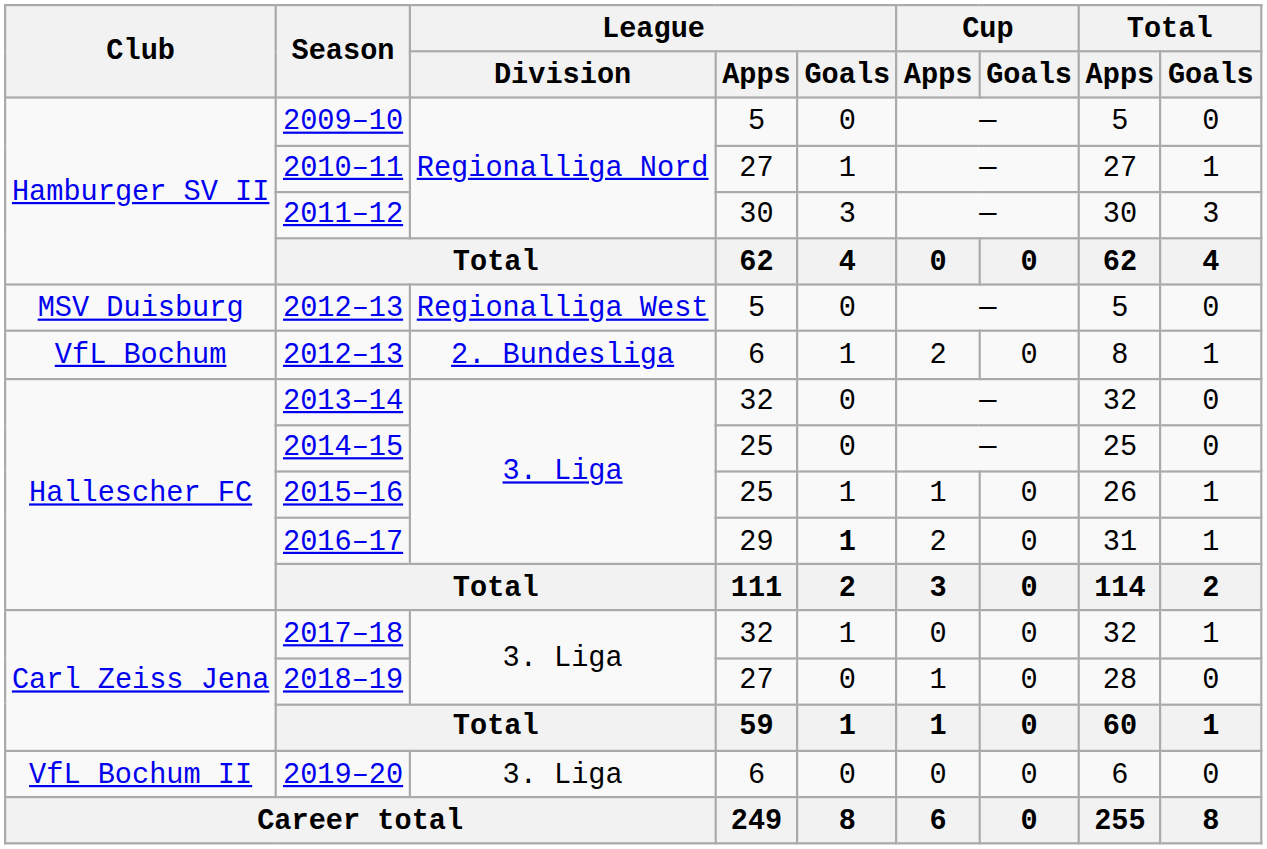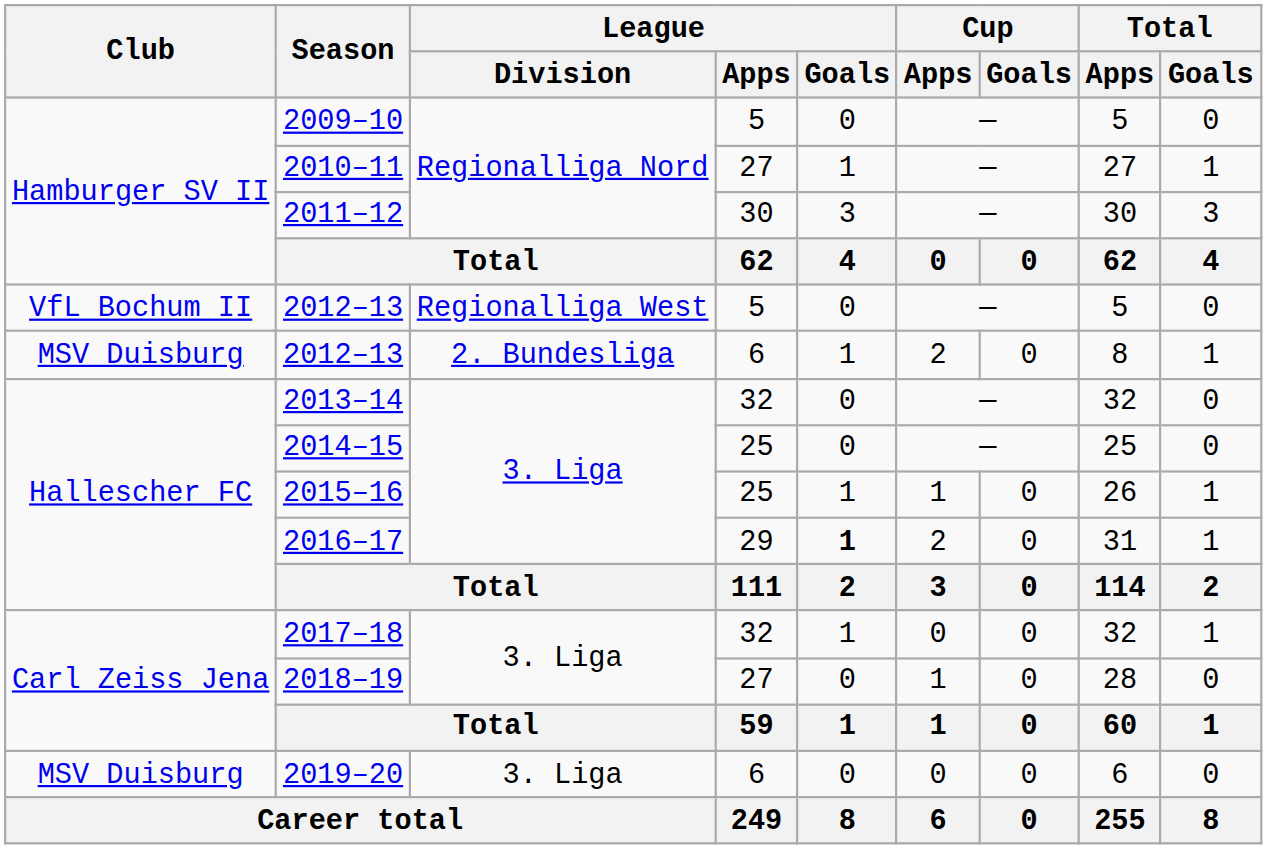(141, 308) MSV Duisburg -> (141, 308) VfL Bochum II
(141, 355) VfL Bochum -> (141, 355) MSV Duisburg
(141, 774) VfL Bochum II -> (141, 774) MSV Duisburg
